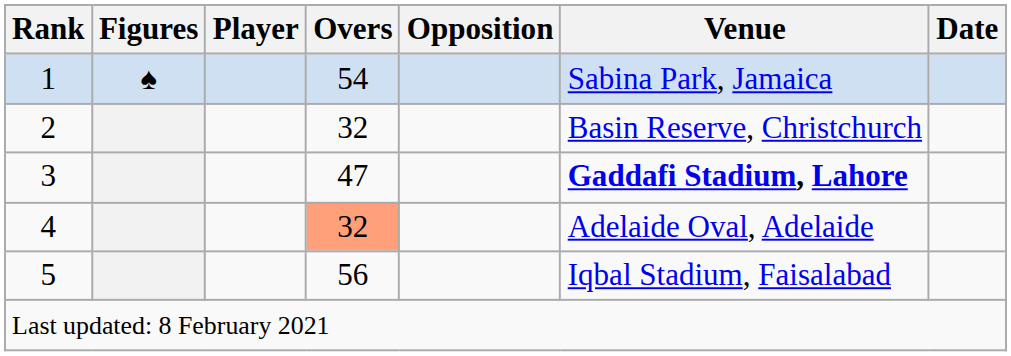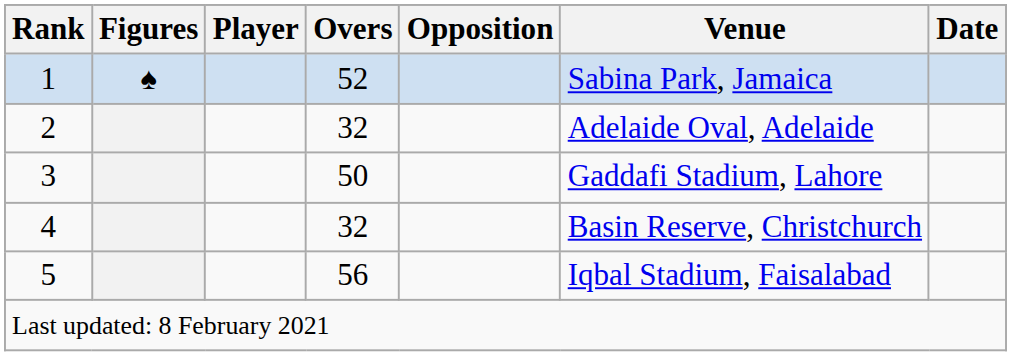(353, 78) 54 -> (353, 78) 52
(745, 127) Basin Reserve, Christchurch -> (721, 127) Adelaide Oval, Adelaide
(353, 176) 47 -> (353, 176) 50
(738, 176) bold -> (725, 176) normal
(353, 226) lightsalmon background -> (353, 226) no background
(721, 226) Adelaide Oval, Adelaide -> (745, 226) Basin Reserve, Christchurch
